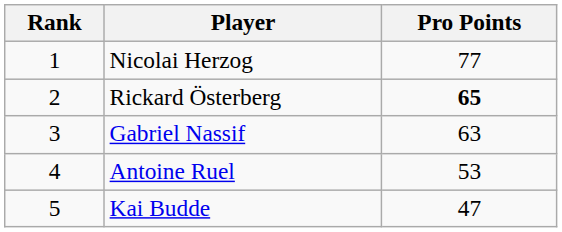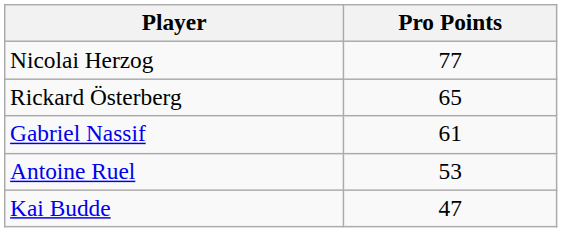- column: (54, 23)
(469, 97) bold -> (450, 97) normal
(469, 134) 63 -> (450, 134) 61
